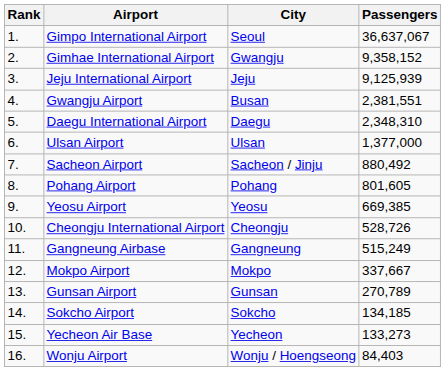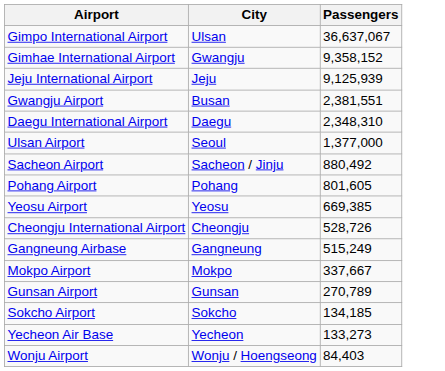- column: (24, 15)
(248, 36) Seoul -> (209, 36) Ulsan
(248, 143) Ulsan -> (209, 143) Seoul
